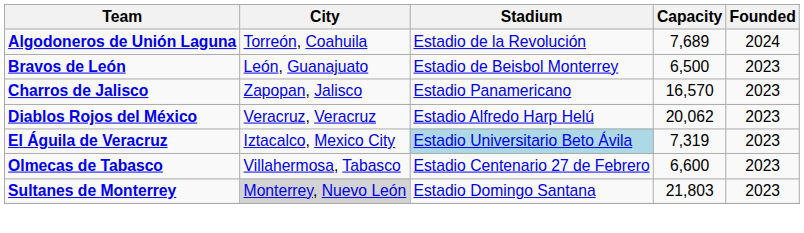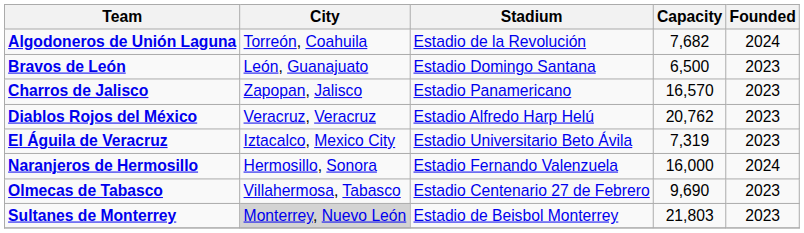(690, 41) 7,689 -> (690, 41) 7,682
(516, 66) Estadio de Beisbol Monterrey -> (505, 66) Estadio Domingo Santana
(690, 116) 20,062 -> (690, 116) 20,762
(523, 141) lightblue background -> (523, 141) no background
+ row: (103, 166)
(690, 166) 6,600 -> (690, 191) 9,690
(505, 191) Estadio Domingo Santana -> (516, 215) Estadio de Beisbol Monterrey
